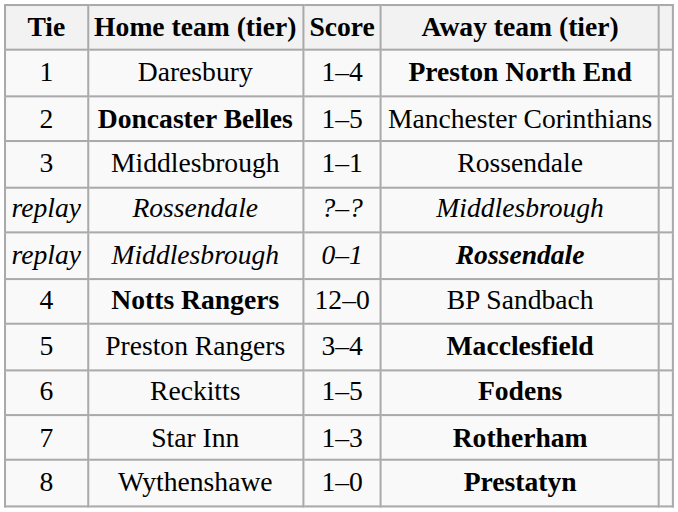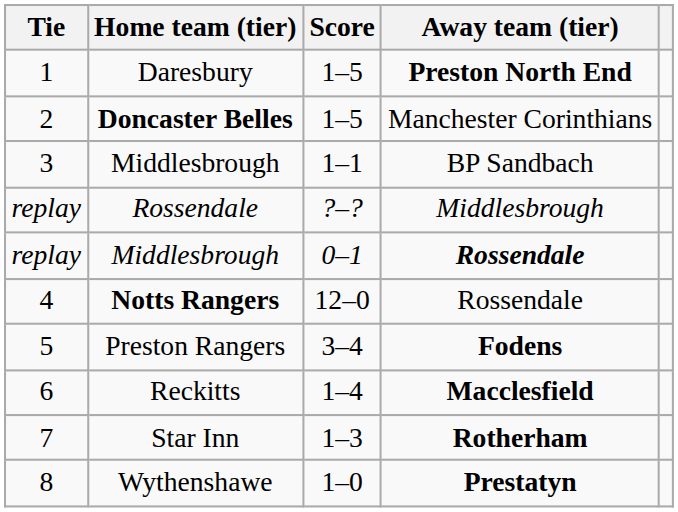(342, 72) 1–4 -> (342, 72) 1–5
(520, 163) Rossendale -> (520, 163) BP Sandbach
(520, 300) BP Sandbach -> (520, 300) Rossendale
(520, 345) Macclesfield -> (520, 345) Fodens
(342, 391) 1–5 -> (342, 391) 1–4
(520, 391) Fodens -> (520, 391) Macclesfield
